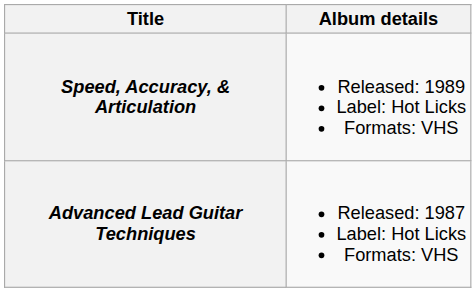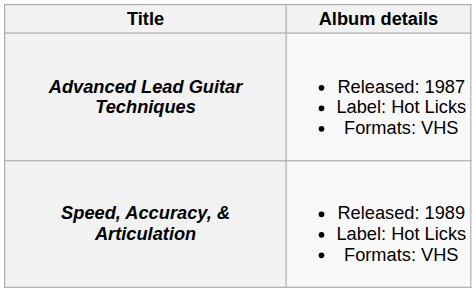rows swapped: (146, 223) <-> (146, 96)
